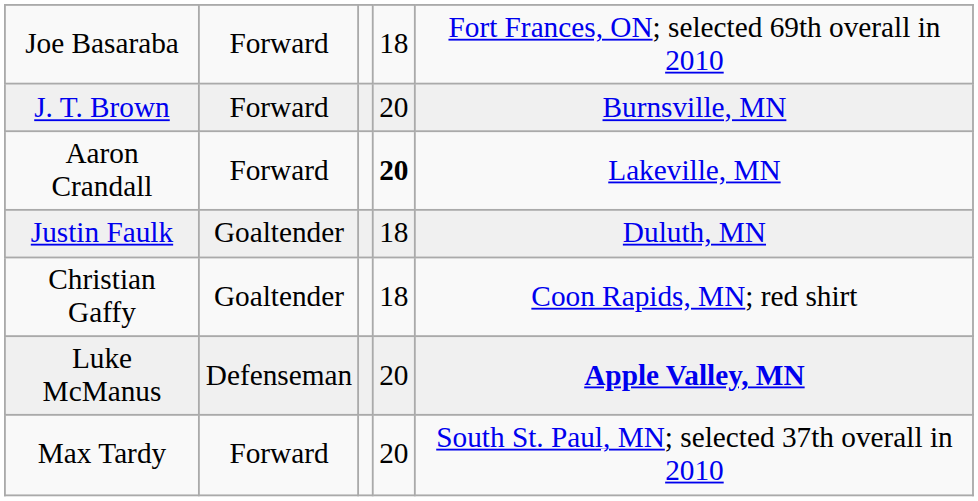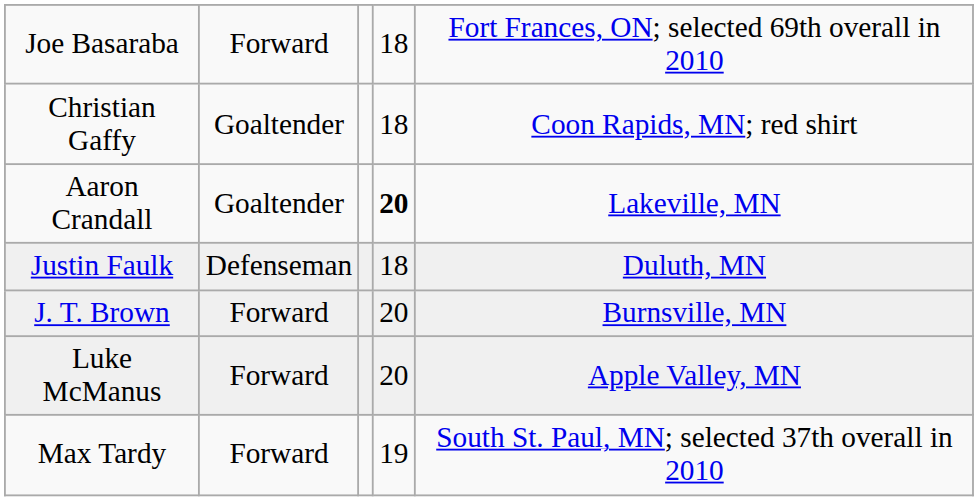rows swapped: (102, 107) <-> (102, 295)
(279, 170) Forward -> (279, 202) Goaltender
(279, 232) Goaltender -> (279, 265) Defenseman
(279, 375) Defenseman -> (279, 375) Forward
(694, 375) bold -> (694, 375) normal
(394, 454) 20 -> (394, 454) 19
